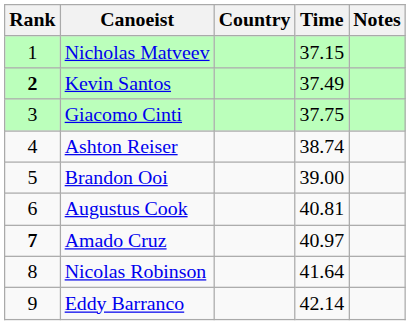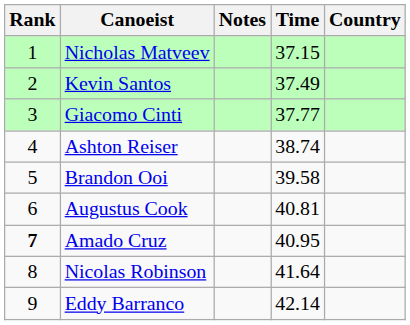columns swapped: (255, 20) <-> (377, 20)
(32, 83) bold -> (32, 83) normal
(322, 114) 37.75 -> (298, 114) 37.77
(322, 177) 39.00 -> (298, 177) 39.58
(322, 240) 40.97 -> (298, 240) 40.95
